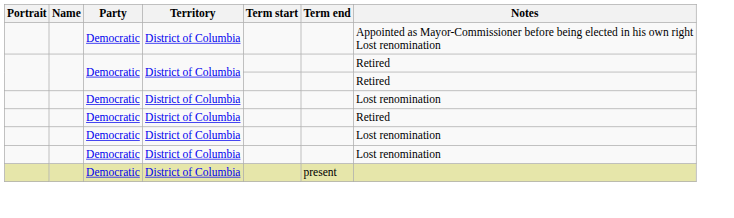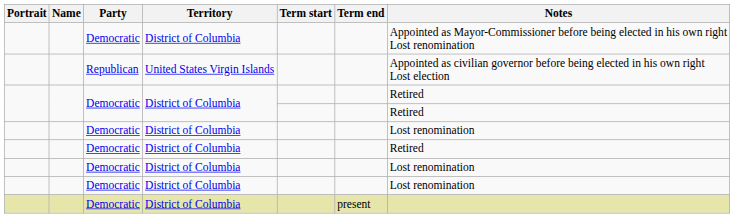+ row: (112, 69)
